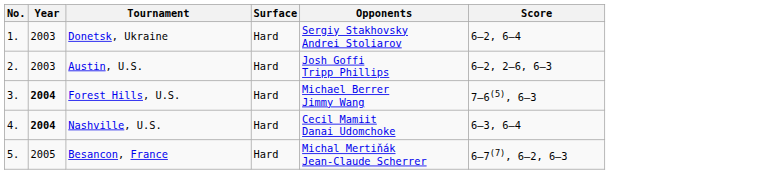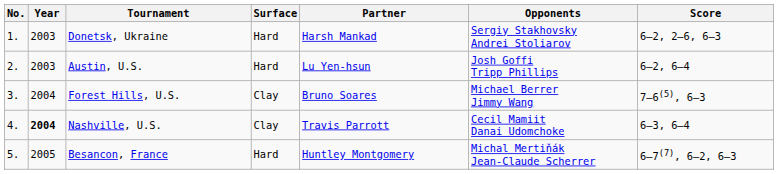+ column: (384, 13)
(496, 36) 6–2, 6–4 -> (680, 36) 6–2, 2–6, 6–3
(512, 66) 6–2, 2–6, 6–3 -> (665, 66) 6–2, 6–4
(43, 95) bold -> (43, 95) normal
(266, 95) Hard -> (266, 95) Clay
(266, 125) Hard -> (266, 125) Clay
